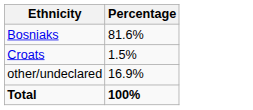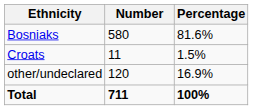+ column: (140, 14)
